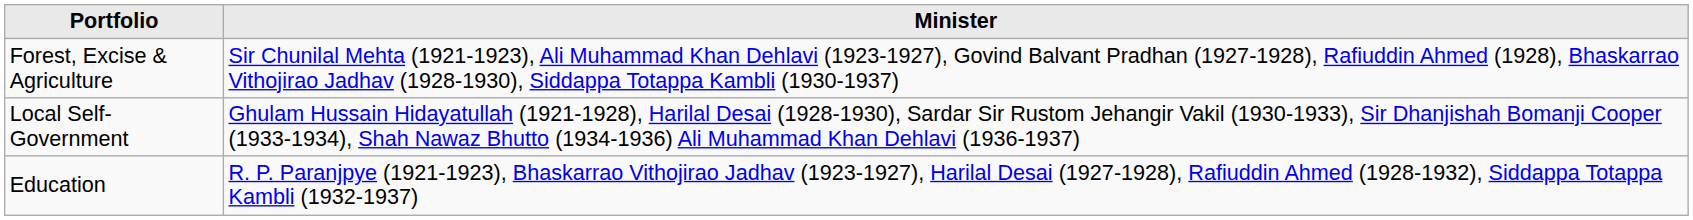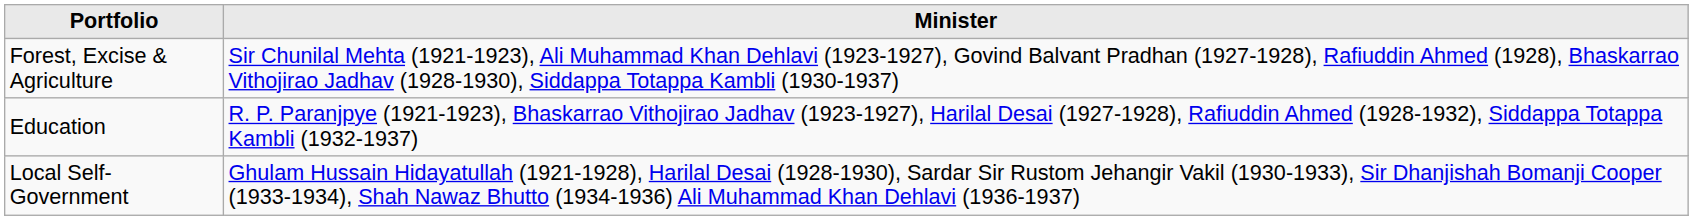rows swapped: (58, 185) <-> (69, 126)
